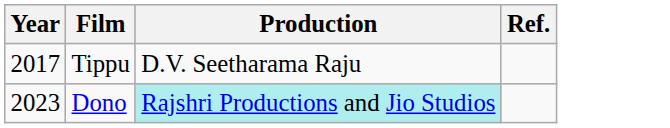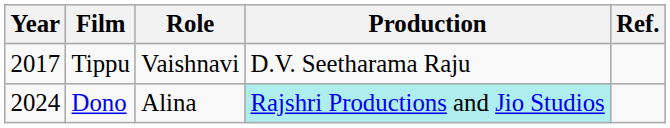+ column: (190, 24)
(35, 102) 2023 -> (35, 102) 2024
